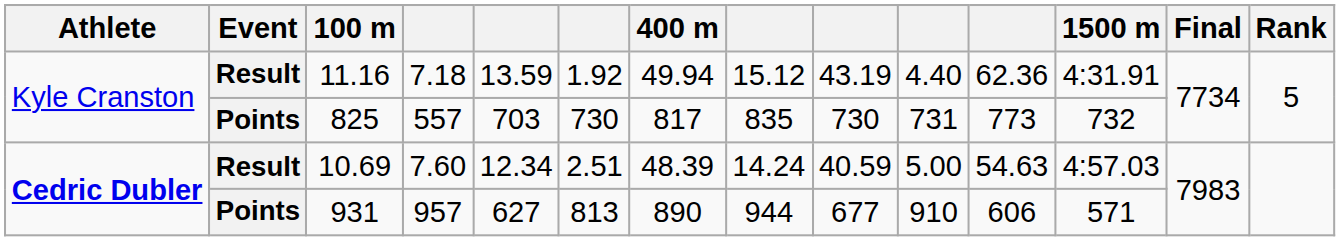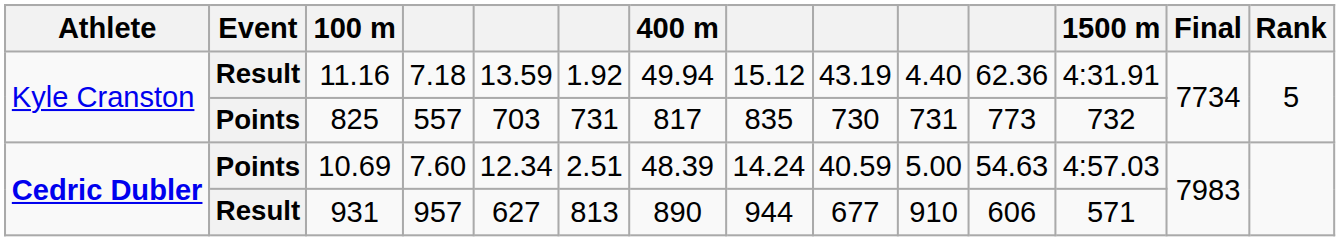(594, 120) 730 -> (594, 120) 731
(258, 166) Result -> (258, 166) Points
(258, 212) Points -> (258, 212) Result
